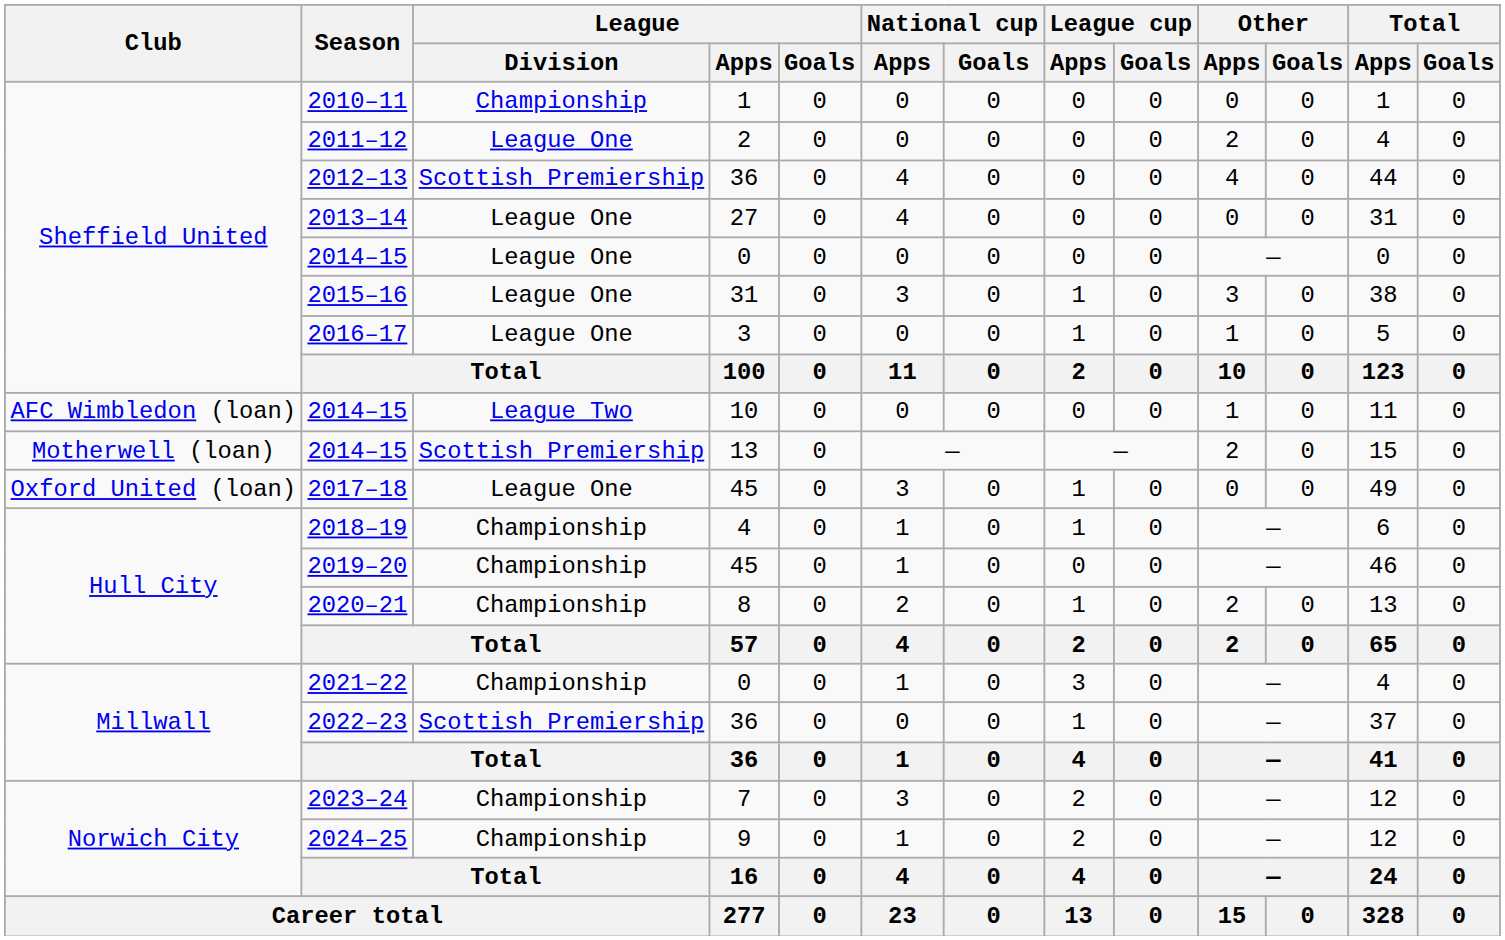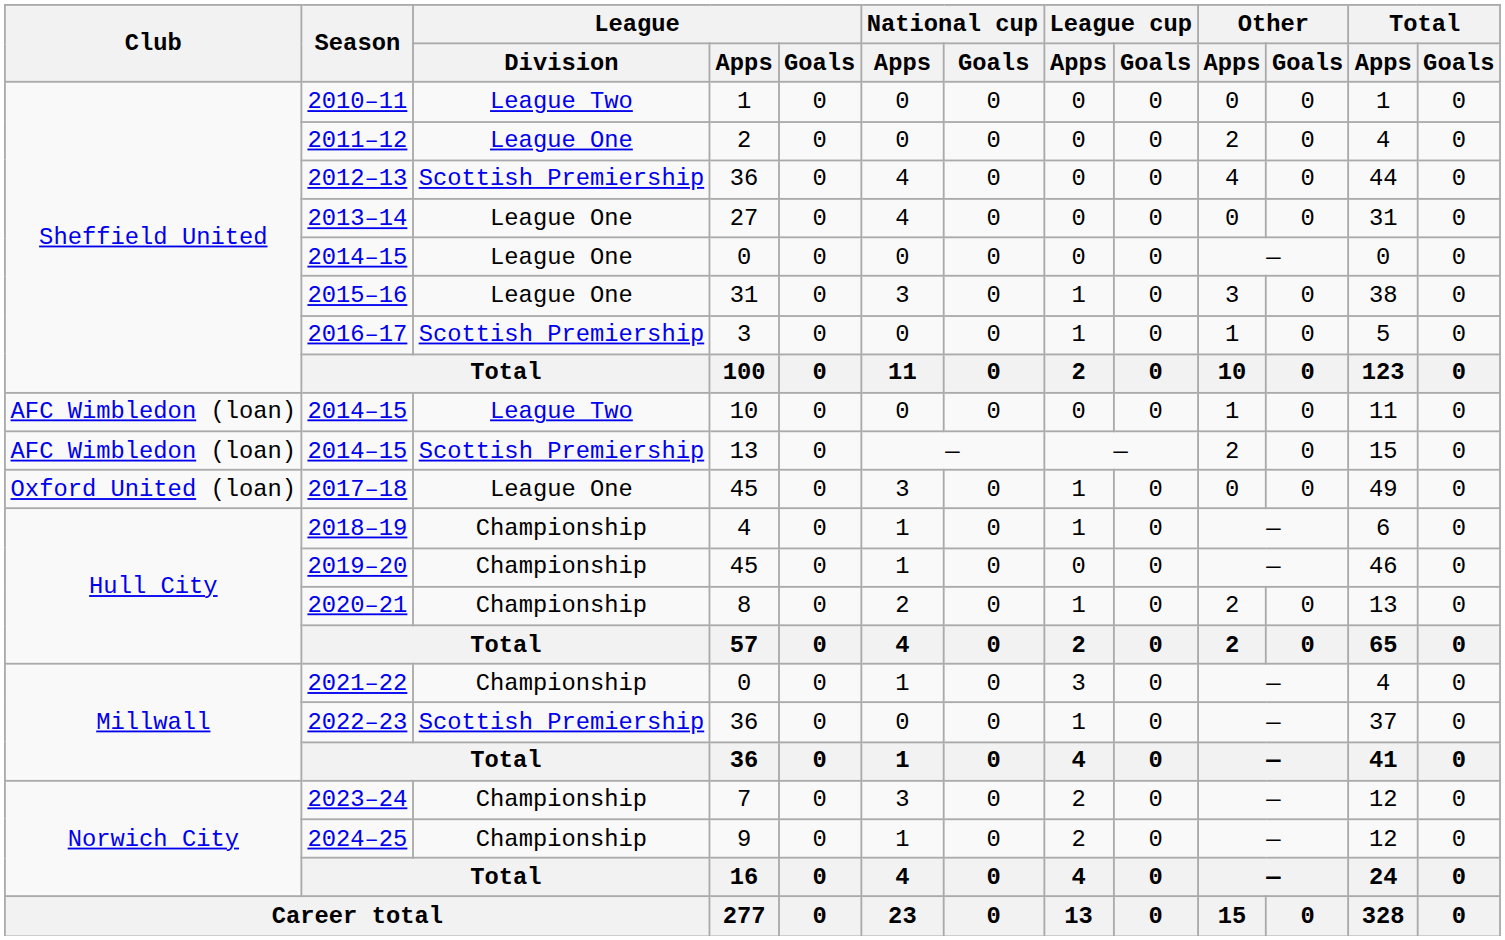(561, 102) Championship -> (561, 102) League Two
(561, 334) League One -> (561, 334) Scottish Premiership
(153, 451) Motherwell (loan) -> (153, 451) AFC Wimbledon (loan)
